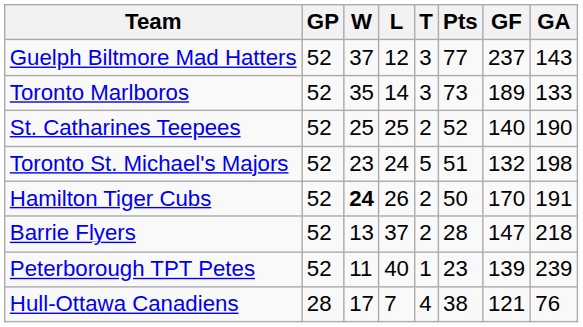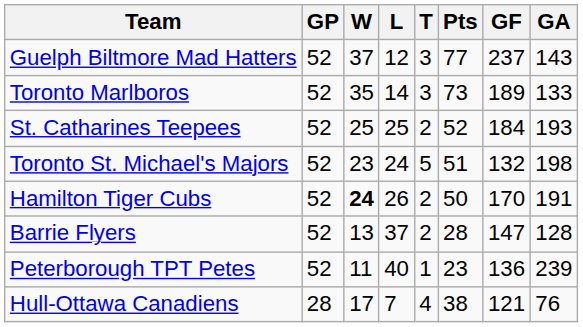(506, 127) 140 -> (506, 127) 184
(554, 127) 190 -> (554, 127) 193
(554, 233) 218 -> (554, 233) 128
(506, 269) 139 -> (506, 269) 136
